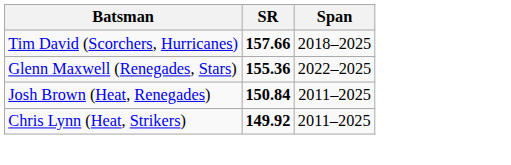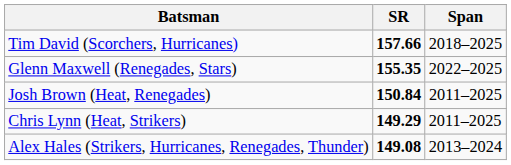(268, 69) 155.36 -> (399, 69) 155.35
(268, 120) 149.92 -> (399, 120) 149.29
+ row: (189, 146)
